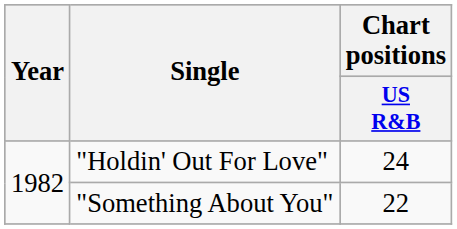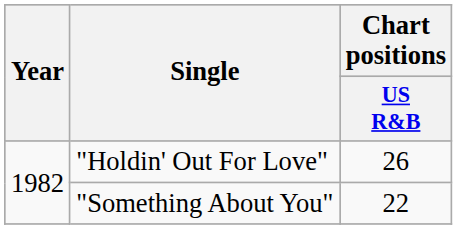(396, 161) 24 -> (396, 161) 26
